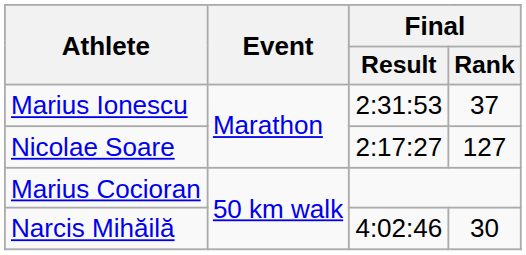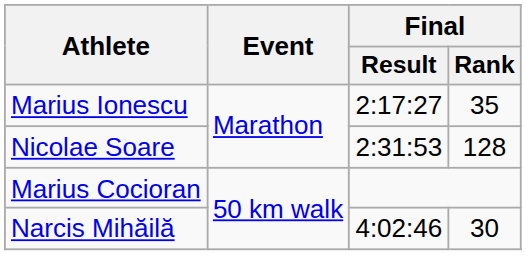(399, 106) 2:31:53 -> (399, 106) 2:17:27
(484, 106) 37 -> (484, 106) 35
(399, 147) 2:17:27 -> (399, 147) 2:31:53
(484, 147) 127 -> (484, 147) 128
